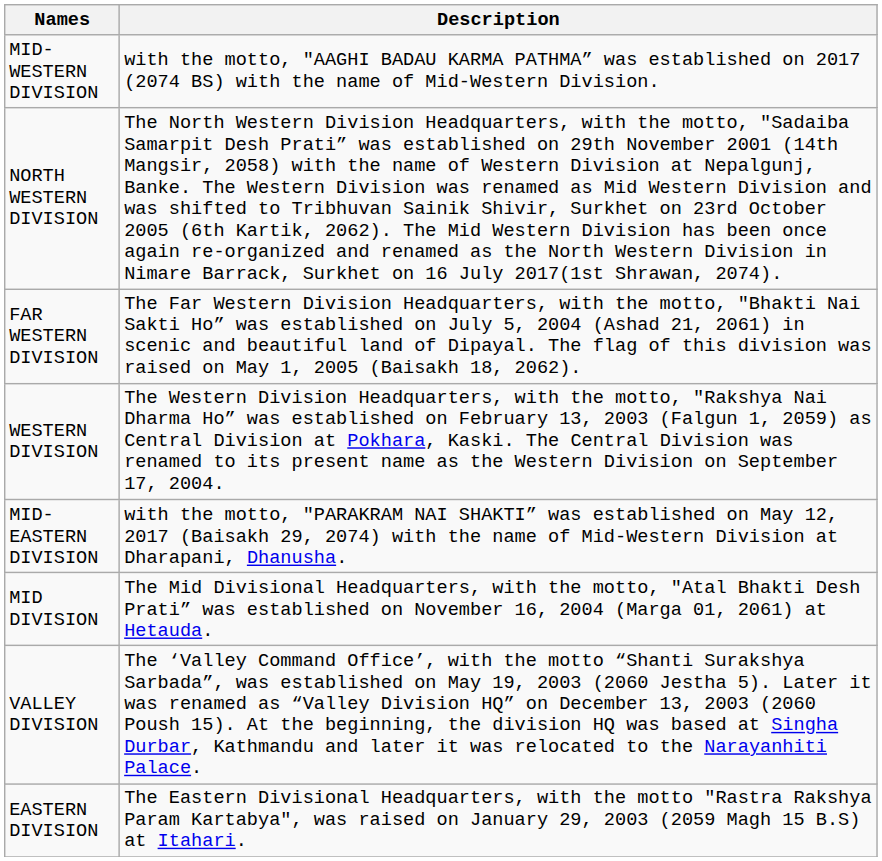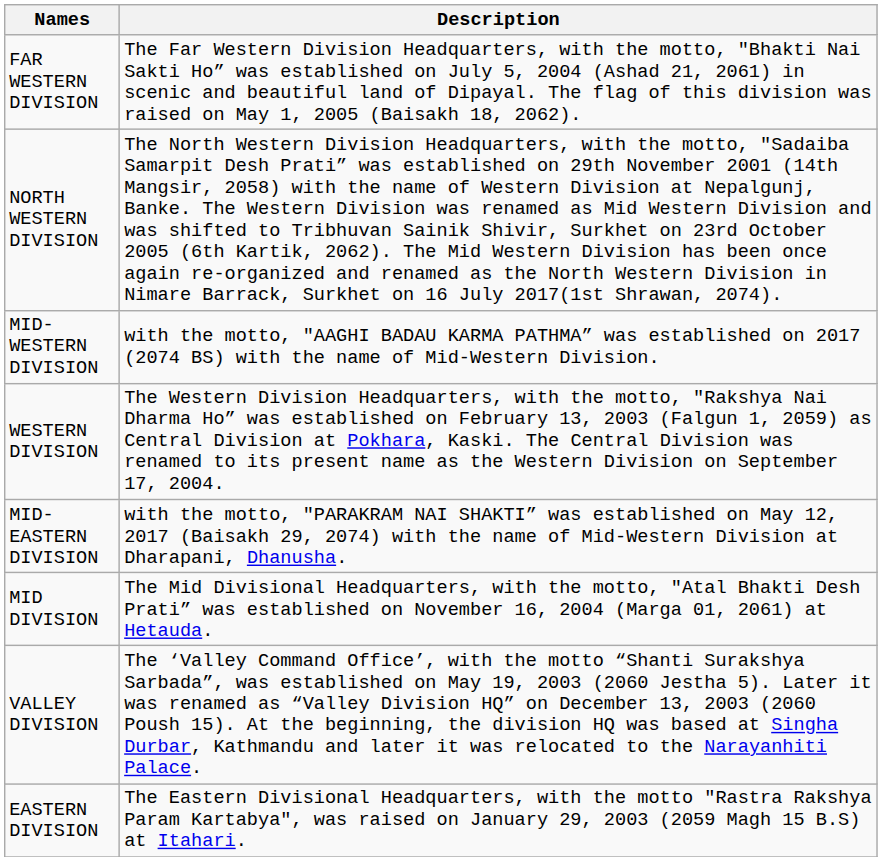rows swapped: (54, 336) <-> (54, 72)
